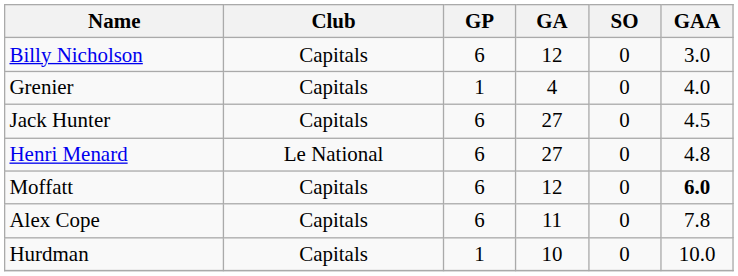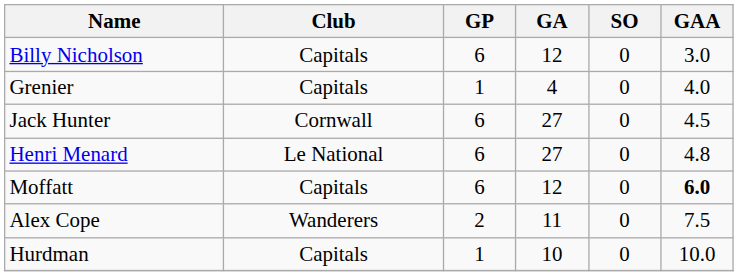(334, 120) Capitals -> (334, 120) Cornwall
(334, 220) Capitals -> (334, 220) Wanderers
(479, 220) 6 -> (479, 220) 2
(697, 220) 7.8 -> (697, 220) 7.5
